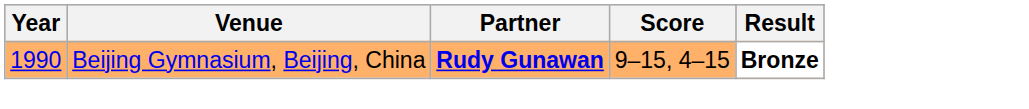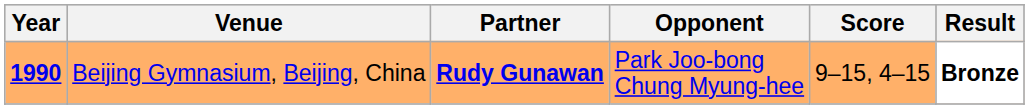+ column: (709, 23)
(36, 60) normal -> (36, 73) bold
